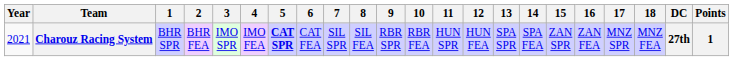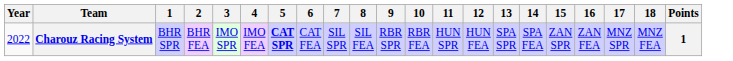- column: (679, 13)
(19, 39) 2021 -> (19, 39) 2022
